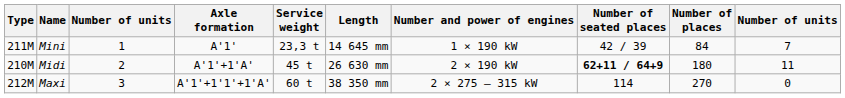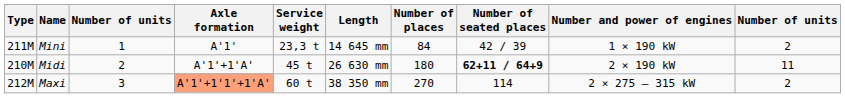columns swapped: (484, 20) <-> (702, 20)
(788, 45) 7 -> (788, 45) 2
(224, 83) no background -> (224, 83) lightsalmon background
(788, 83) 0 -> (788, 83) 2
